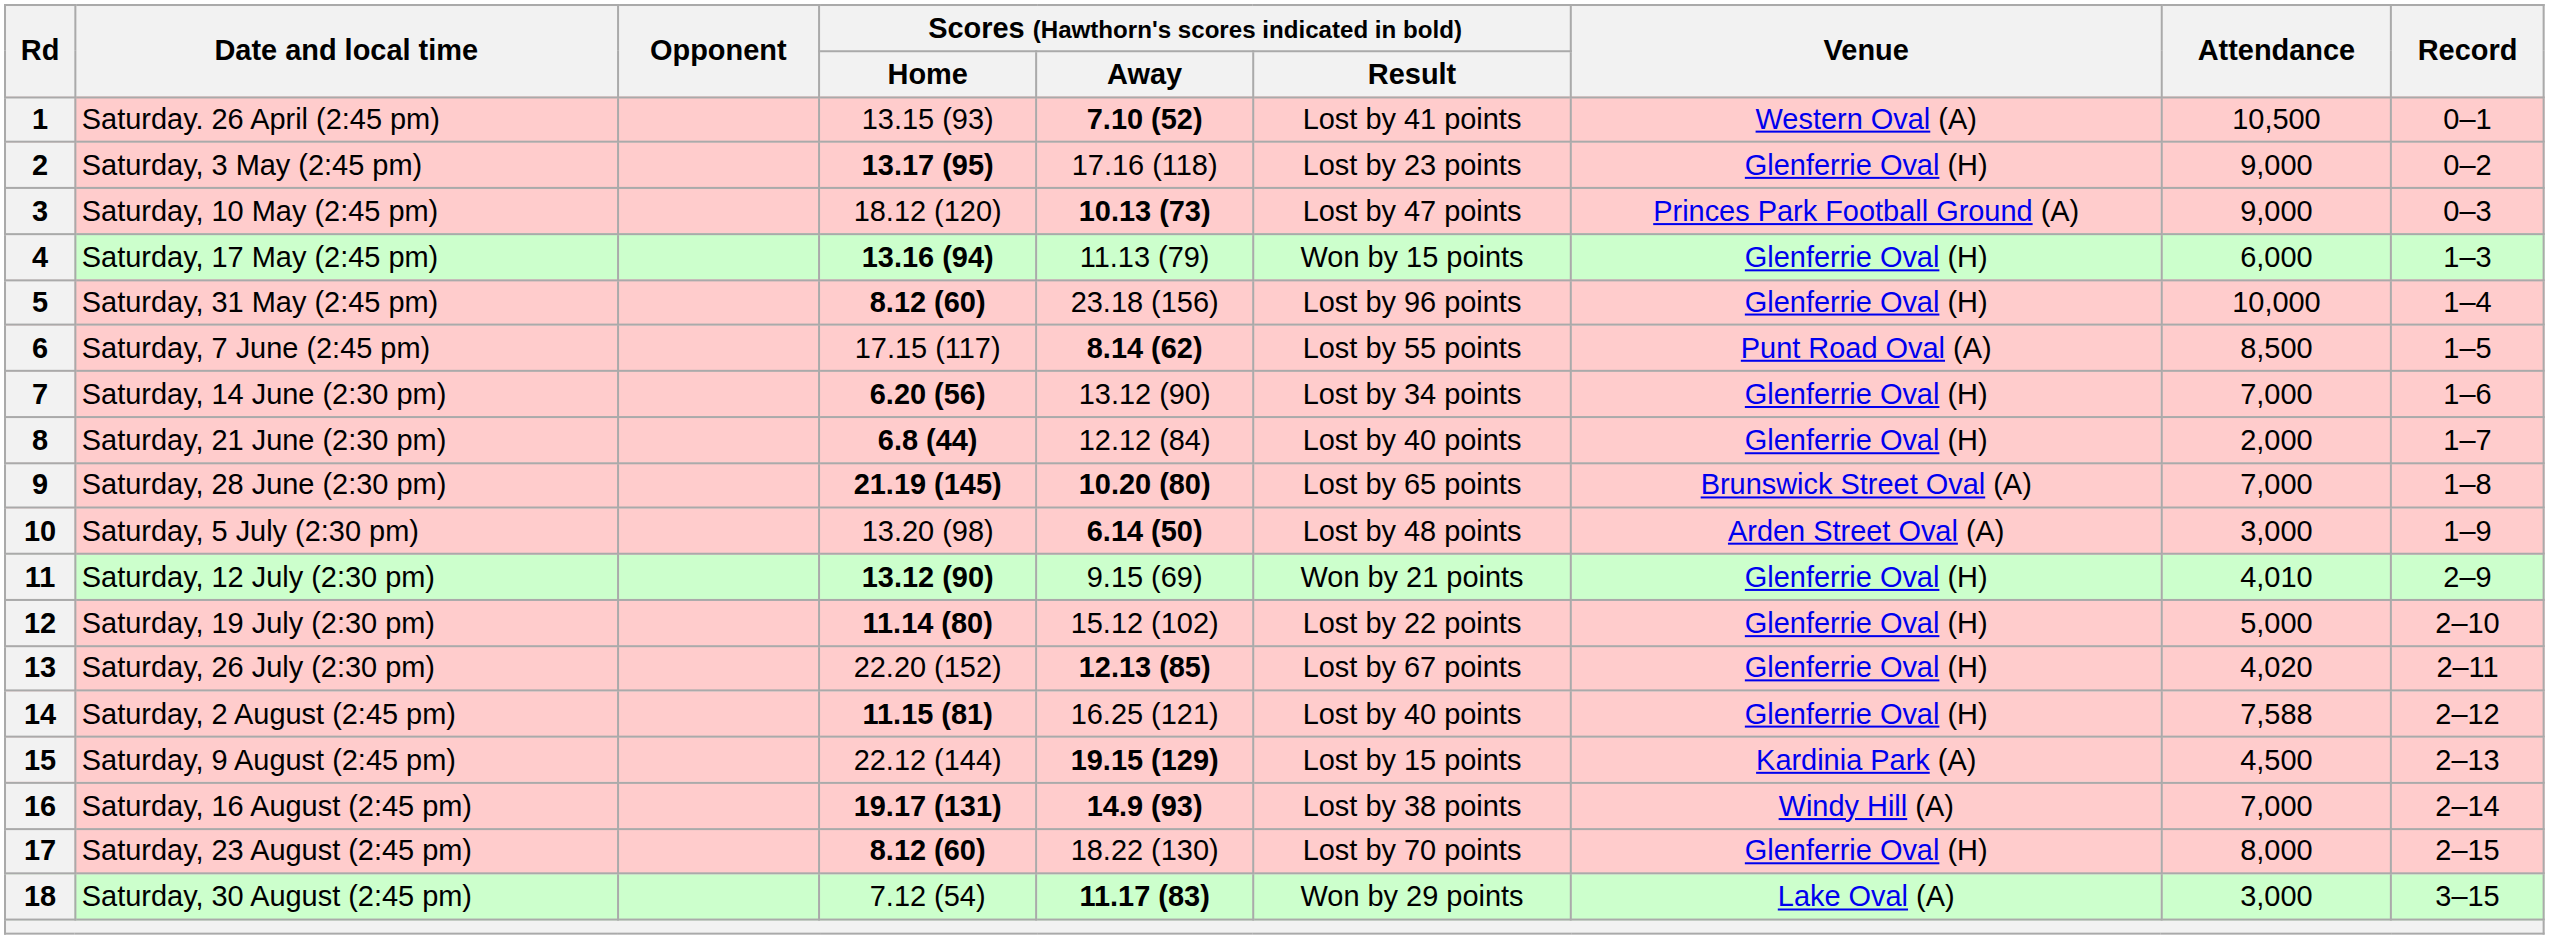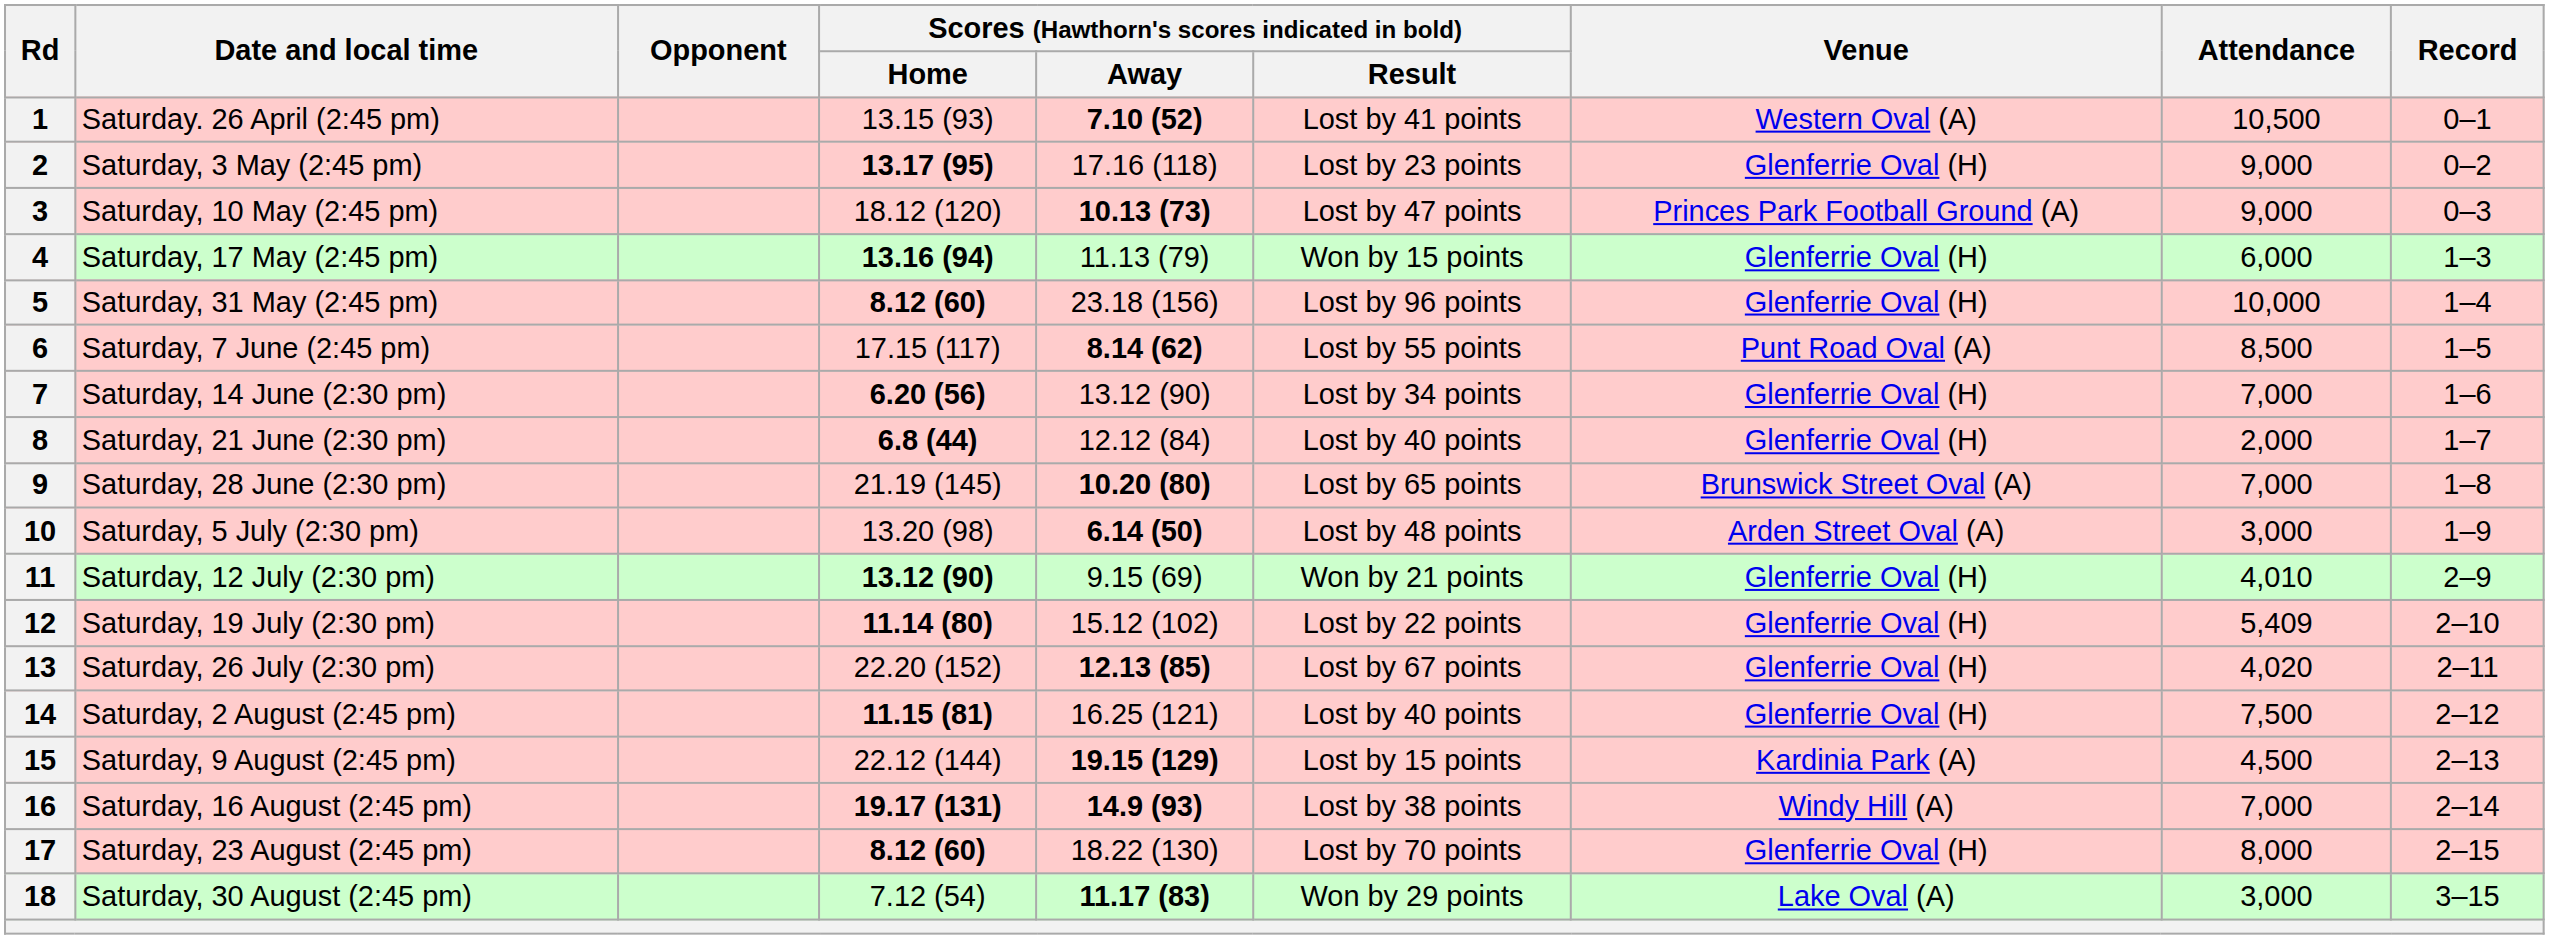(928, 486) bold -> (928, 486) normal
(2276, 623) 5,000 -> (2276, 623) 5,409
(2276, 714) 7,588 -> (2276, 714) 7,500
